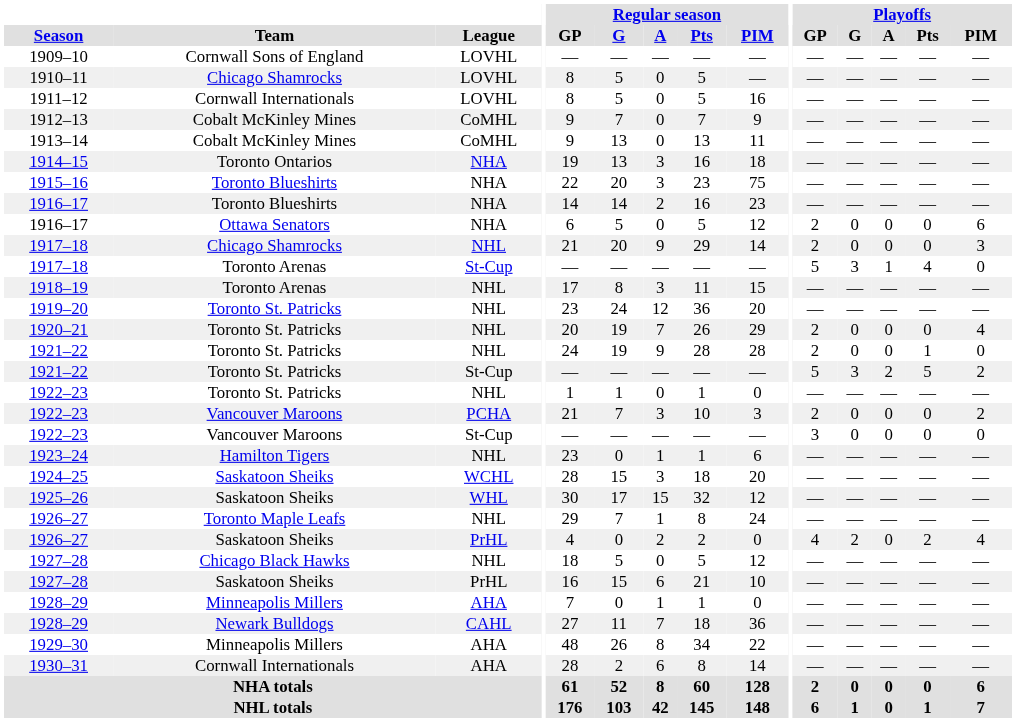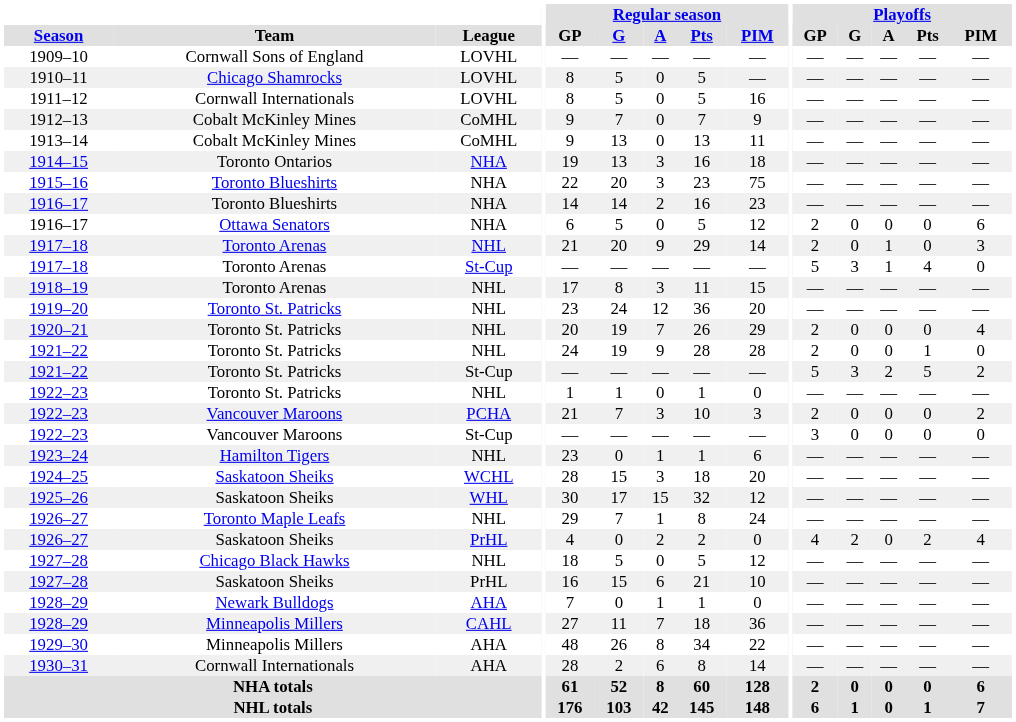(274, 245) Chicago Shamrocks -> (274, 245) Toronto Arenas
(889, 245) 0 -> (889, 245) 1
(274, 602) Minneapolis Millers -> (274, 602) Newark Bulldogs
(274, 623) Newark Bulldogs -> (274, 623) Minneapolis Millers
